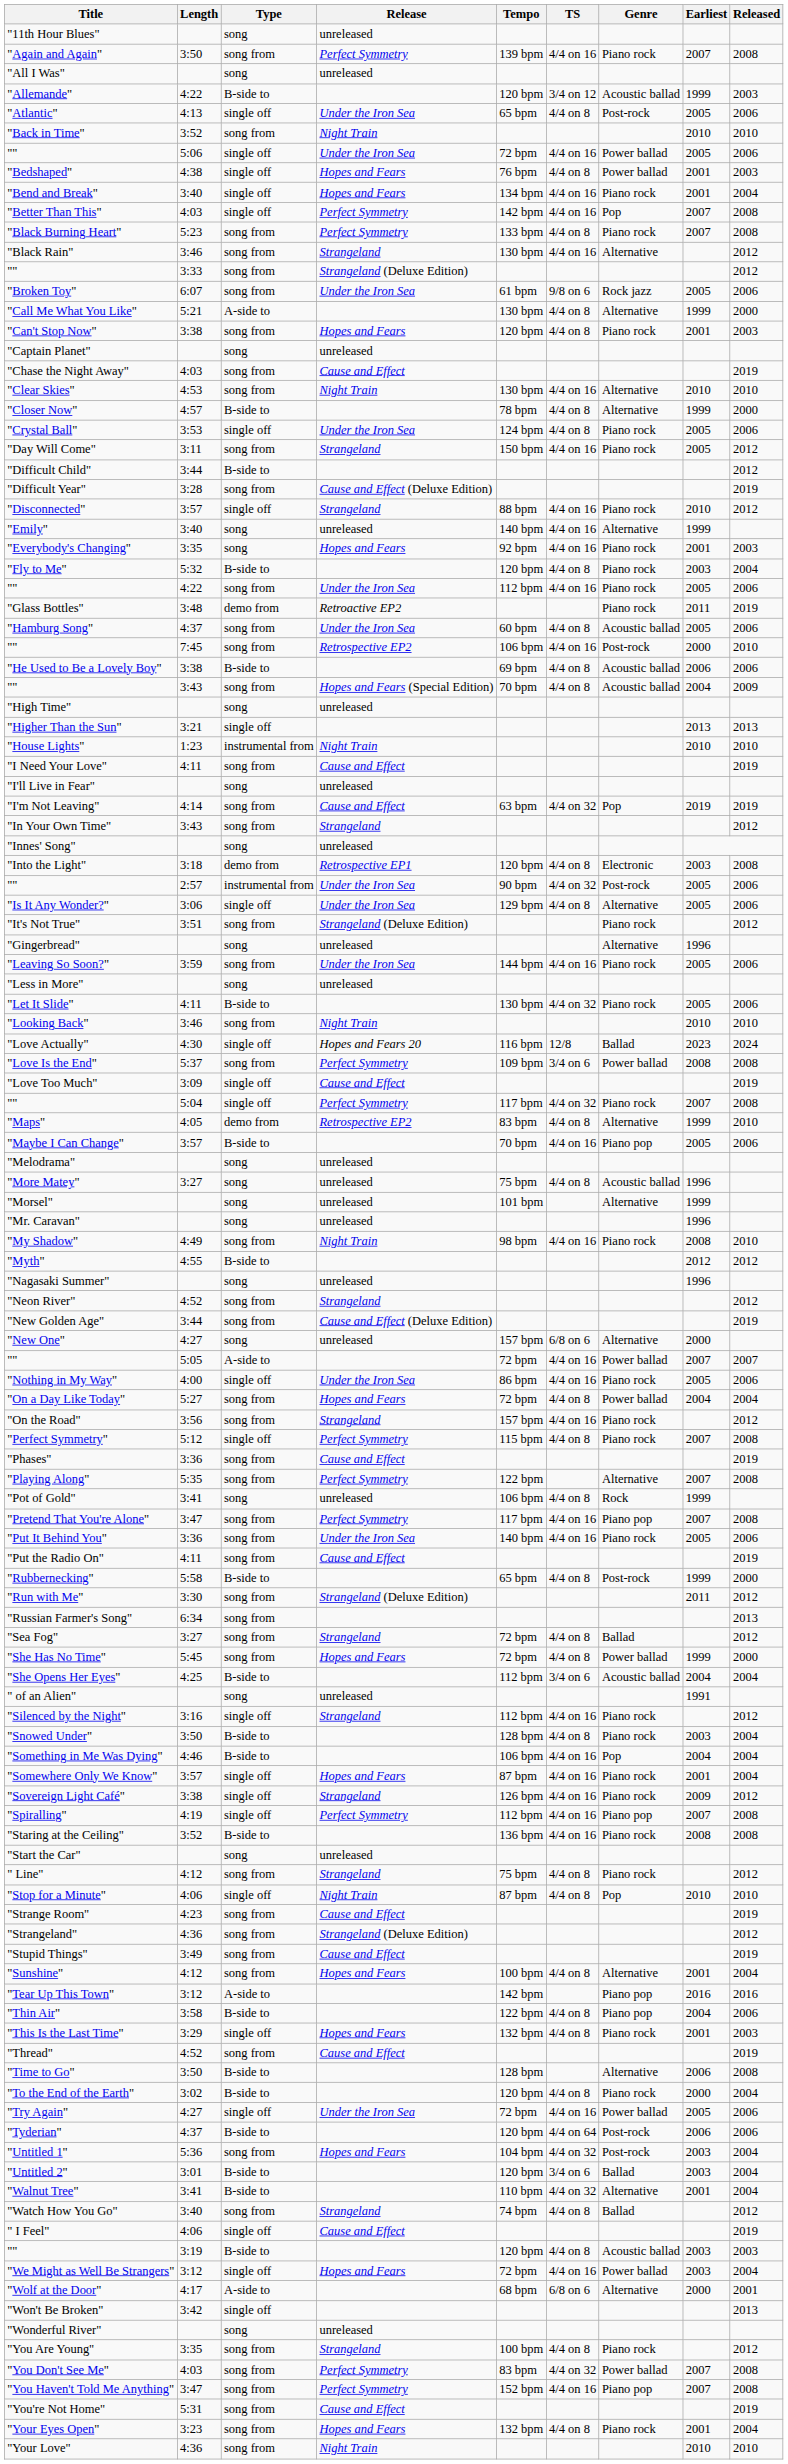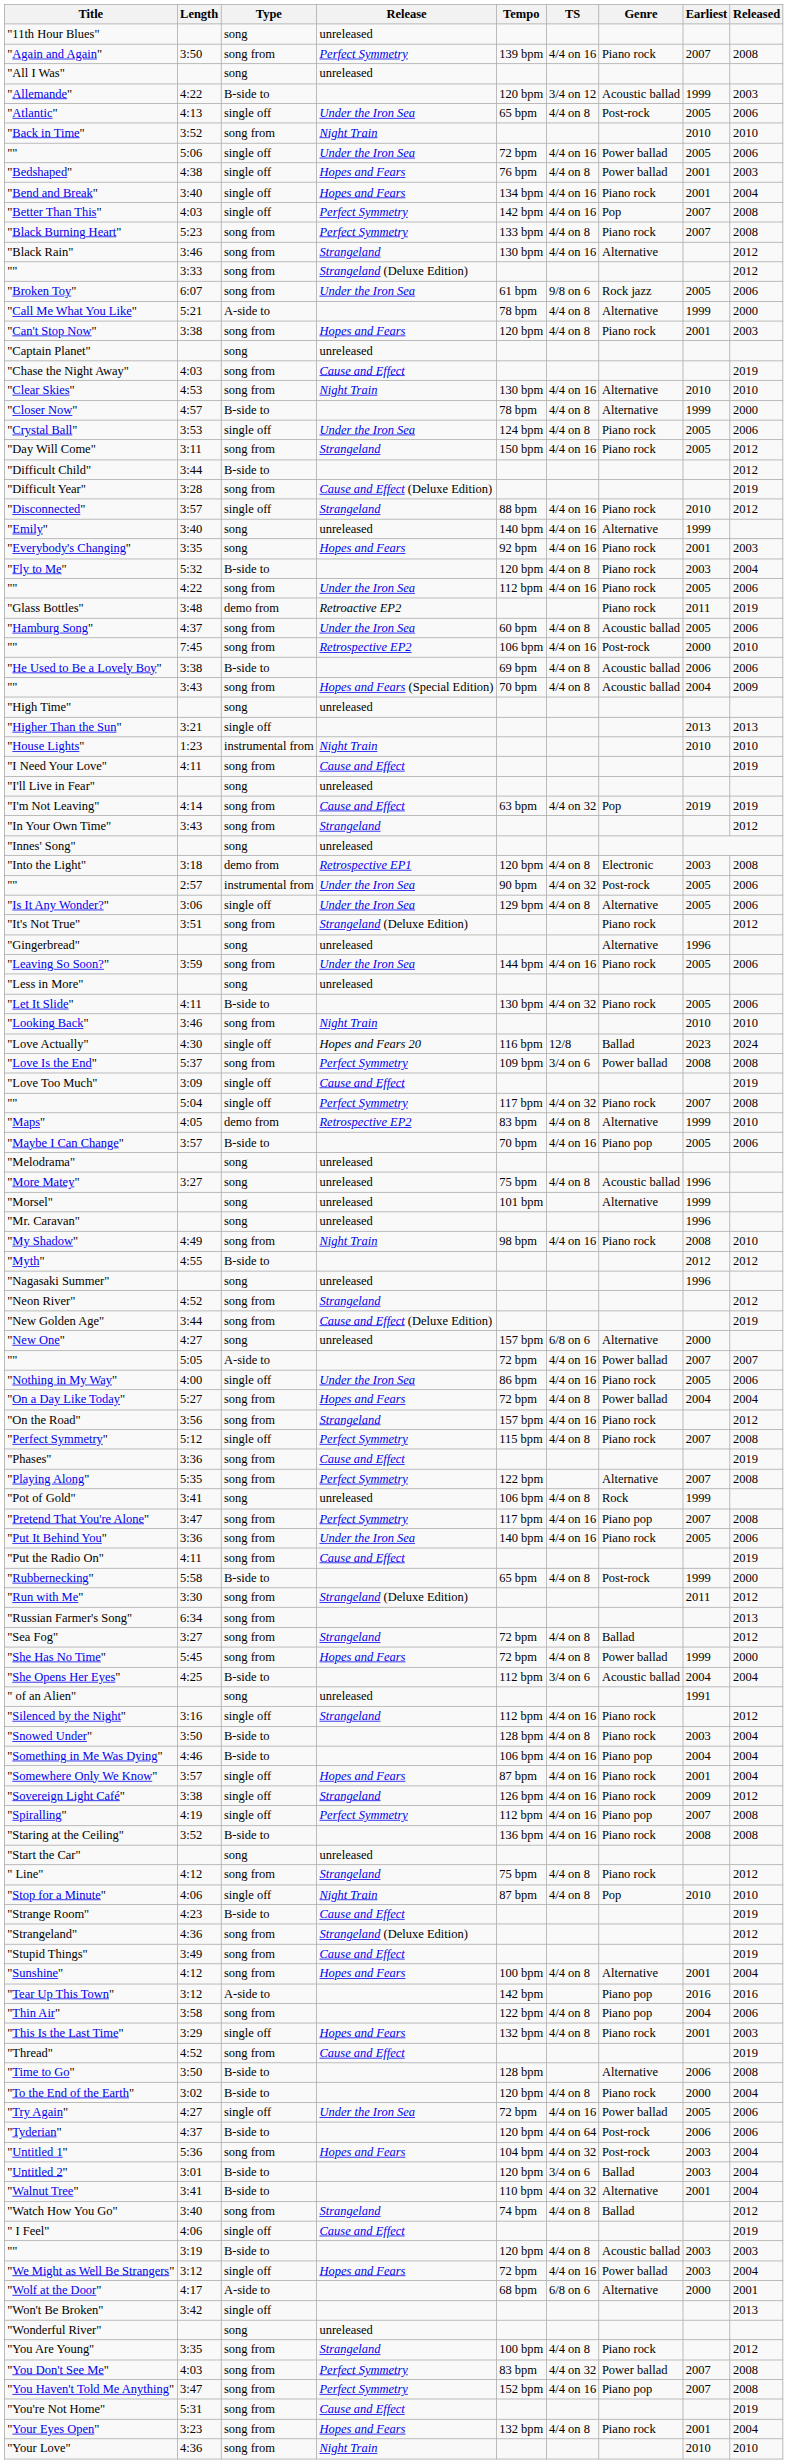(521, 311) 130 bpm -> (518, 311) 78 bpm
(612, 1756) Pop -> (627, 1756) Piano pop
(249, 1914) song from -> (247, 1914) B-side to
(247, 2013) B-side to -> (249, 2013) song from
